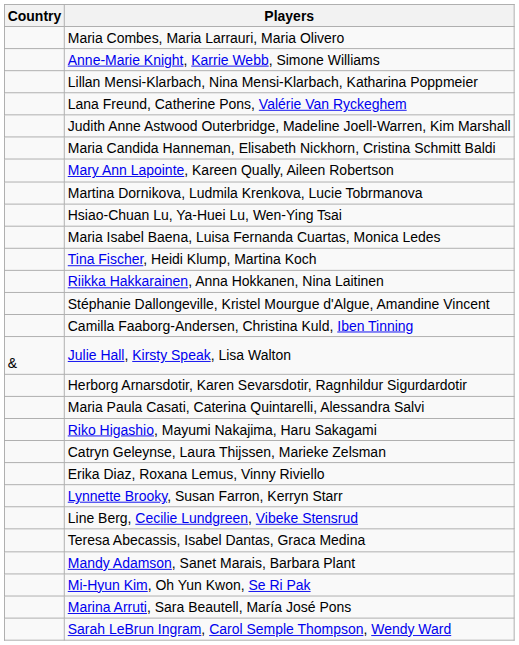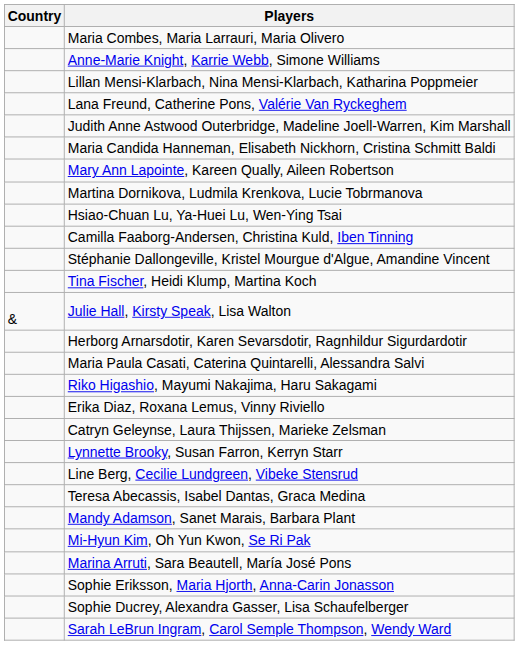- row: (254, 237)
rows swapped: (241, 326) <-> (192, 259)
- row: (226, 281)
rows swapped: (196, 474) <-> (227, 452)
+ row: (231, 585)
+ row: (238, 607)
